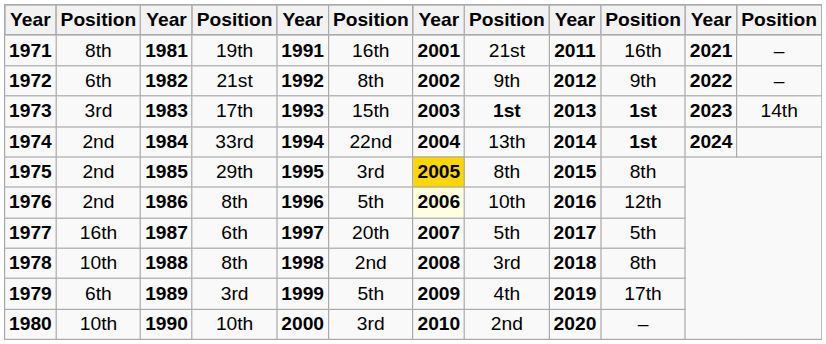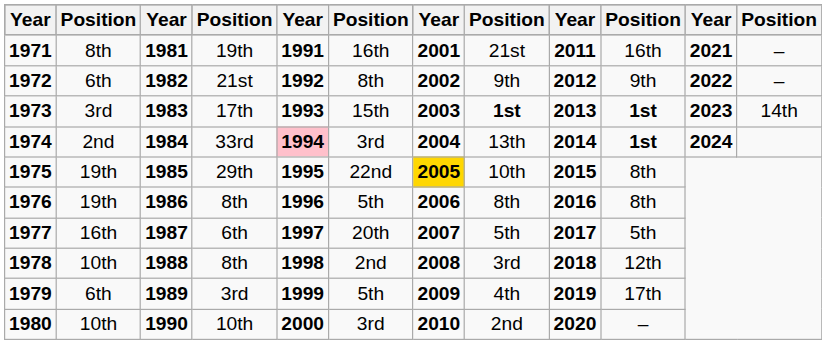(303, 141) no background -> (303, 141) pink background
(371, 141) 22nd -> (371, 141) 3rd
(98, 171) 2nd -> (98, 171) 19th
(371, 171) 3rd -> (371, 171) 22nd
(507, 171) 8th -> (507, 171) 10th
(98, 202) 2nd -> (98, 202) 19th
(439, 202) lightyellow background -> (439, 202) no background
(507, 202) 10th -> (507, 202) 8th
(643, 202) 12th -> (643, 202) 8th
(643, 263) 8th -> (643, 263) 12th
